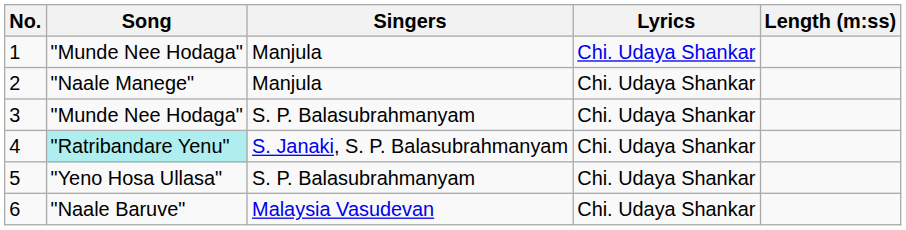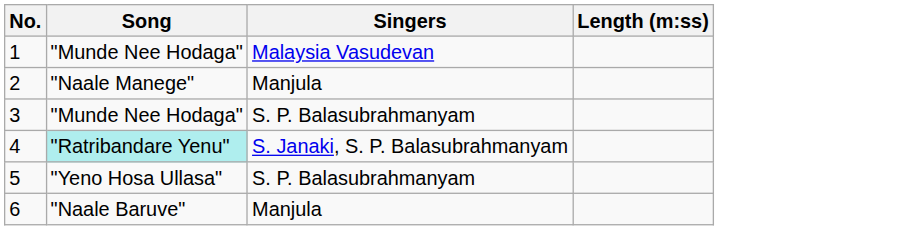- column: (666, 21)
(287, 52) Manjula -> (343, 52) Malaysia Vasudevan
(343, 210) Malaysia Vasudevan -> (287, 210) Manjula
